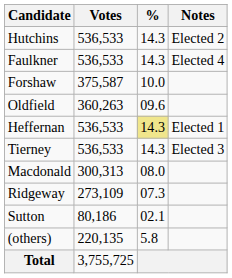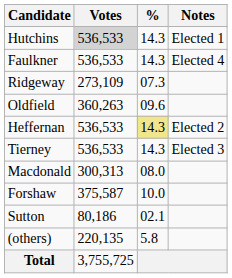(100, 37) no background -> (100, 37) lightgrey background
(198, 37) Elected 2 -> (198, 37) Elected 1
rows swapped: (32, 82) <-> (36, 194)
(198, 127) Elected 1 -> (198, 127) Elected 2
